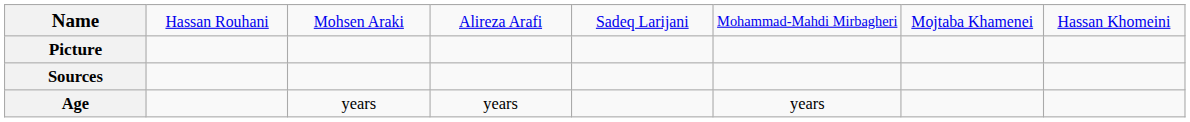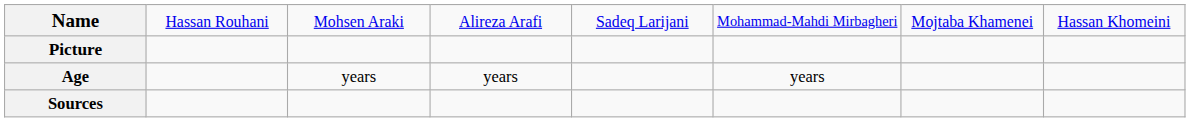rows swapped: (75, 102) <-> (75, 76)
